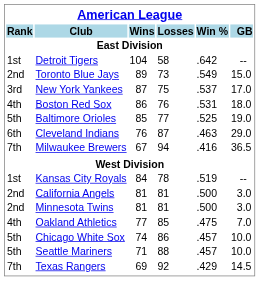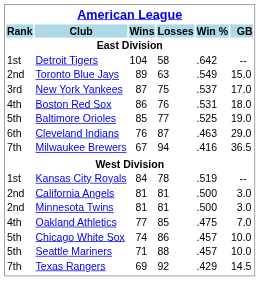(163, 75) 73 -> (163, 75) 63
